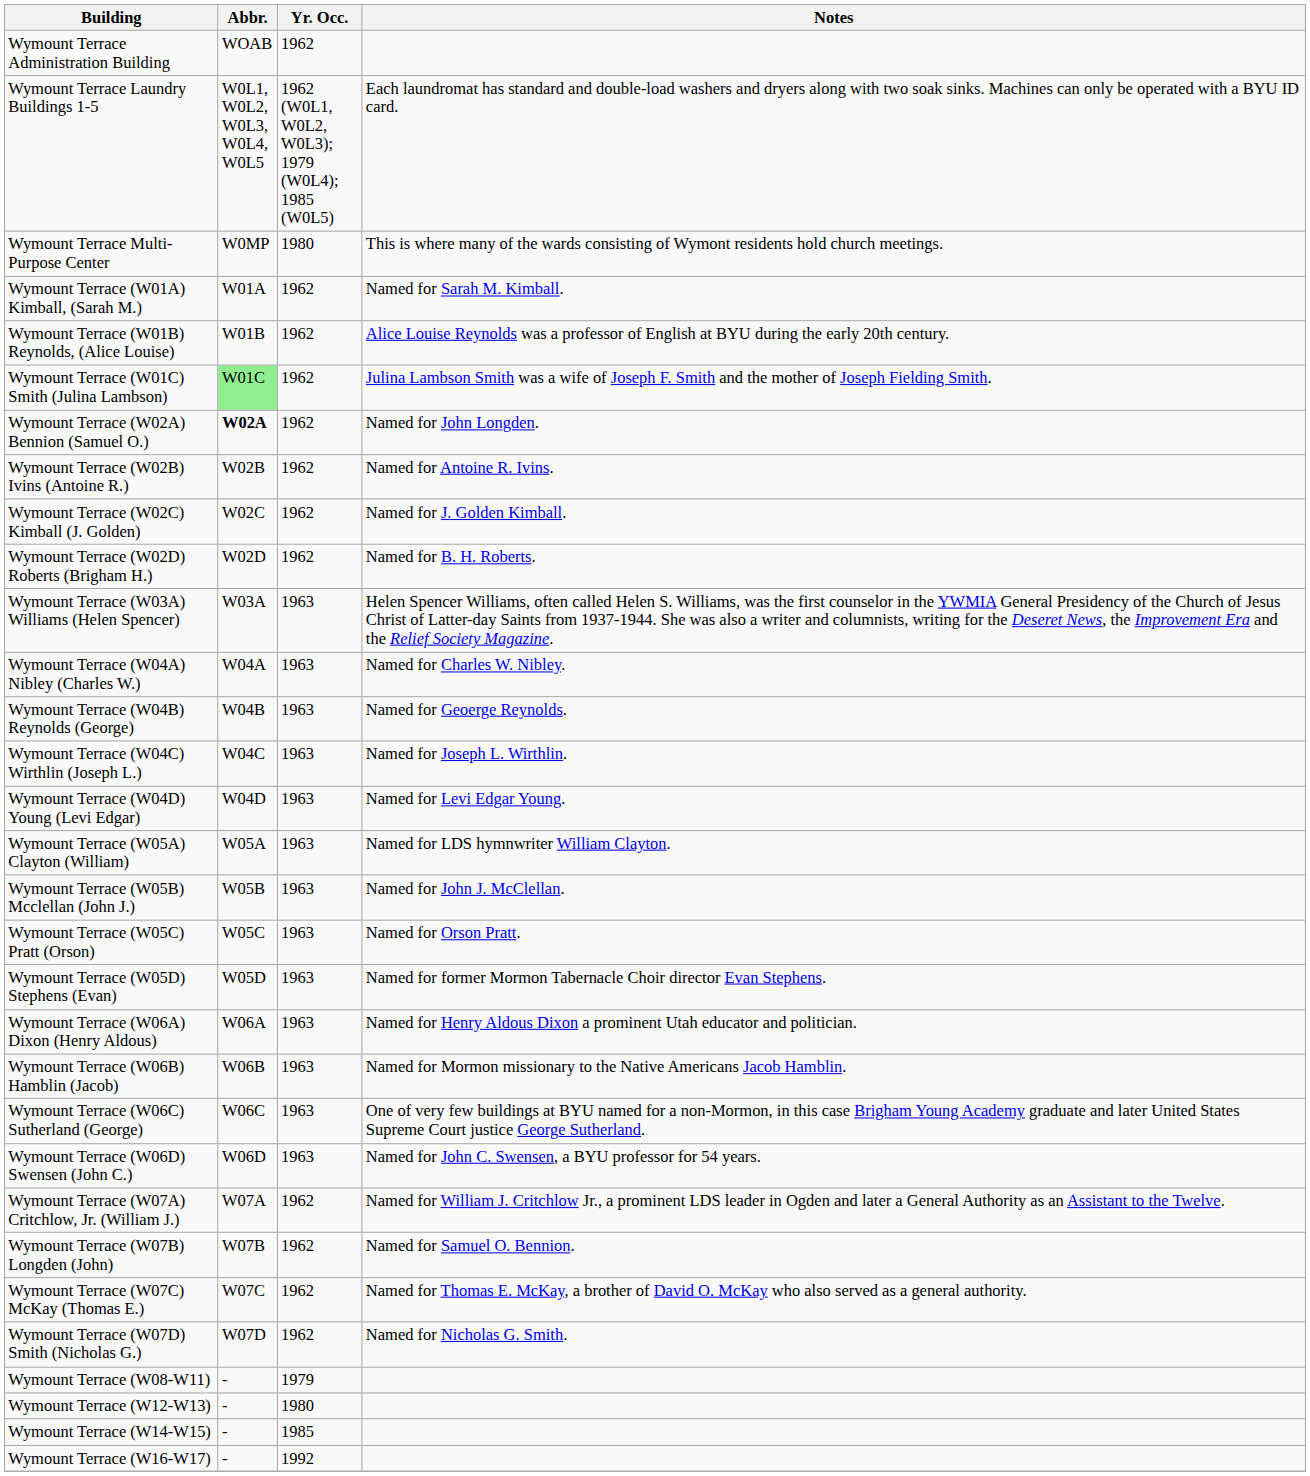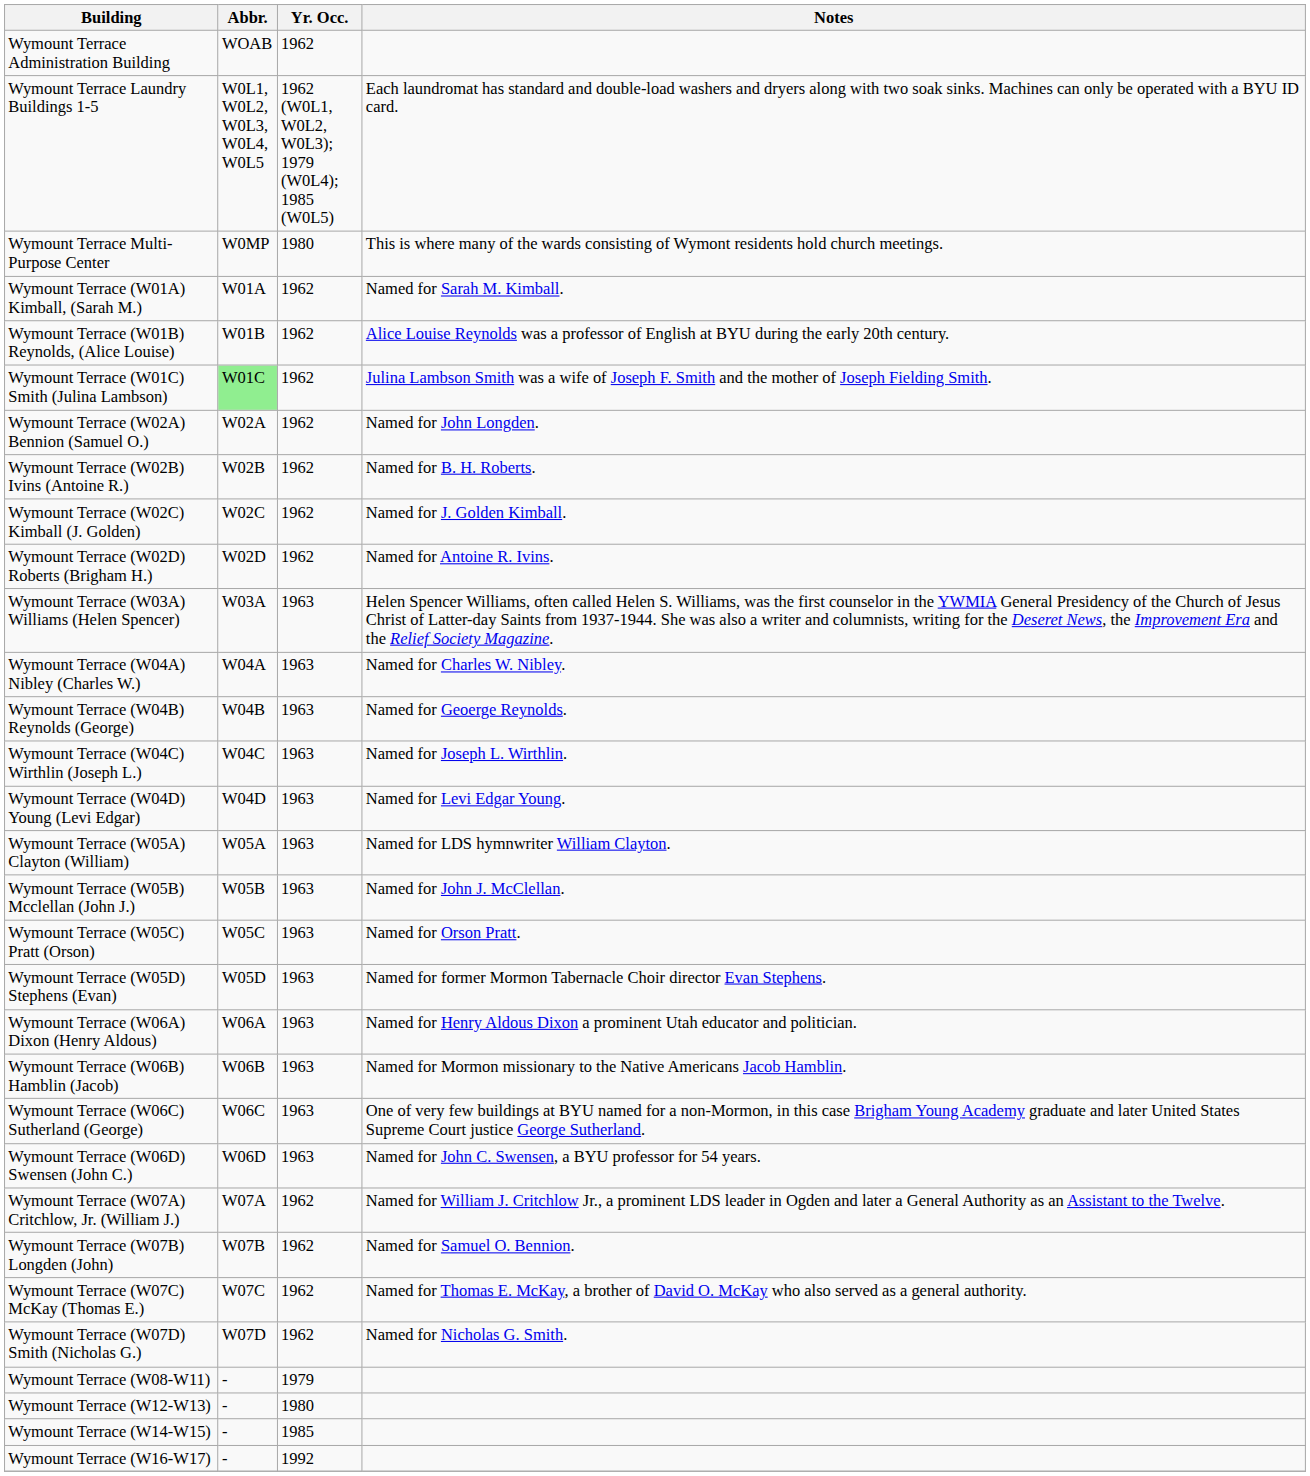(244, 423) bold -> (244, 423) normal
(460, 467) Named for Antoine R. Ivins. -> (451, 467) Named for B. H. Roberts.
(451, 557) Named for B. H. Roberts. -> (460, 557) Named for Antoine R. Ivins.
